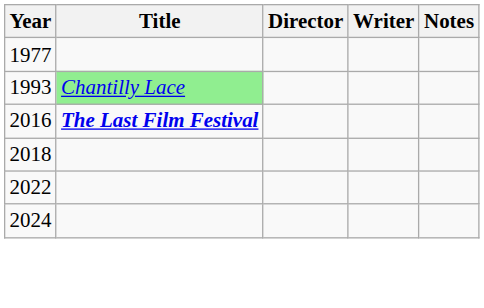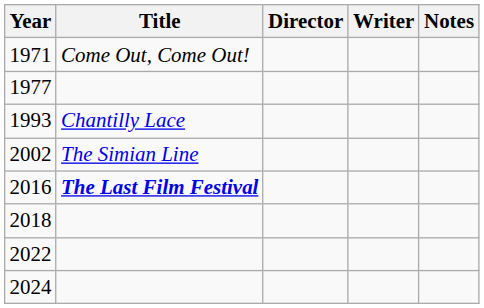+ row: (30, 54)
(123, 87) lightgreen background -> (123, 120) no background
+ row: (30, 154)
